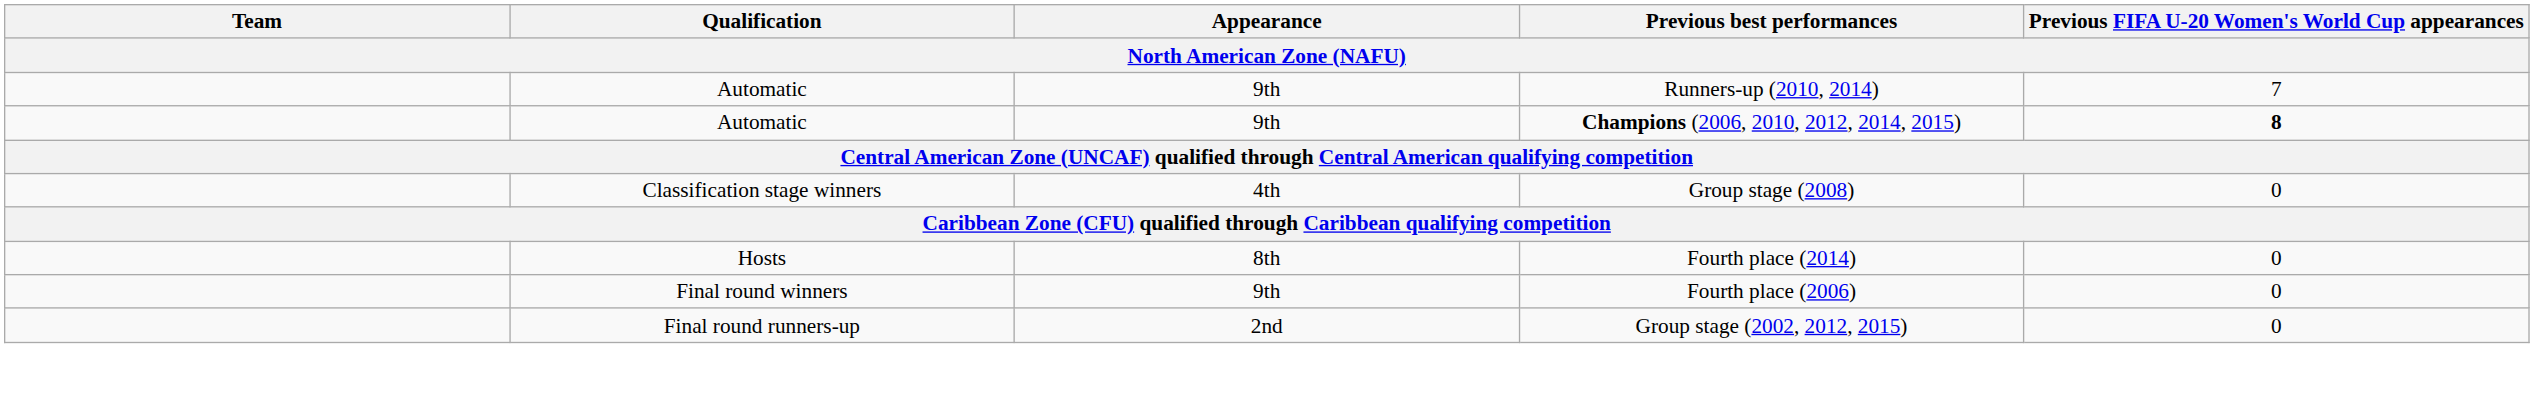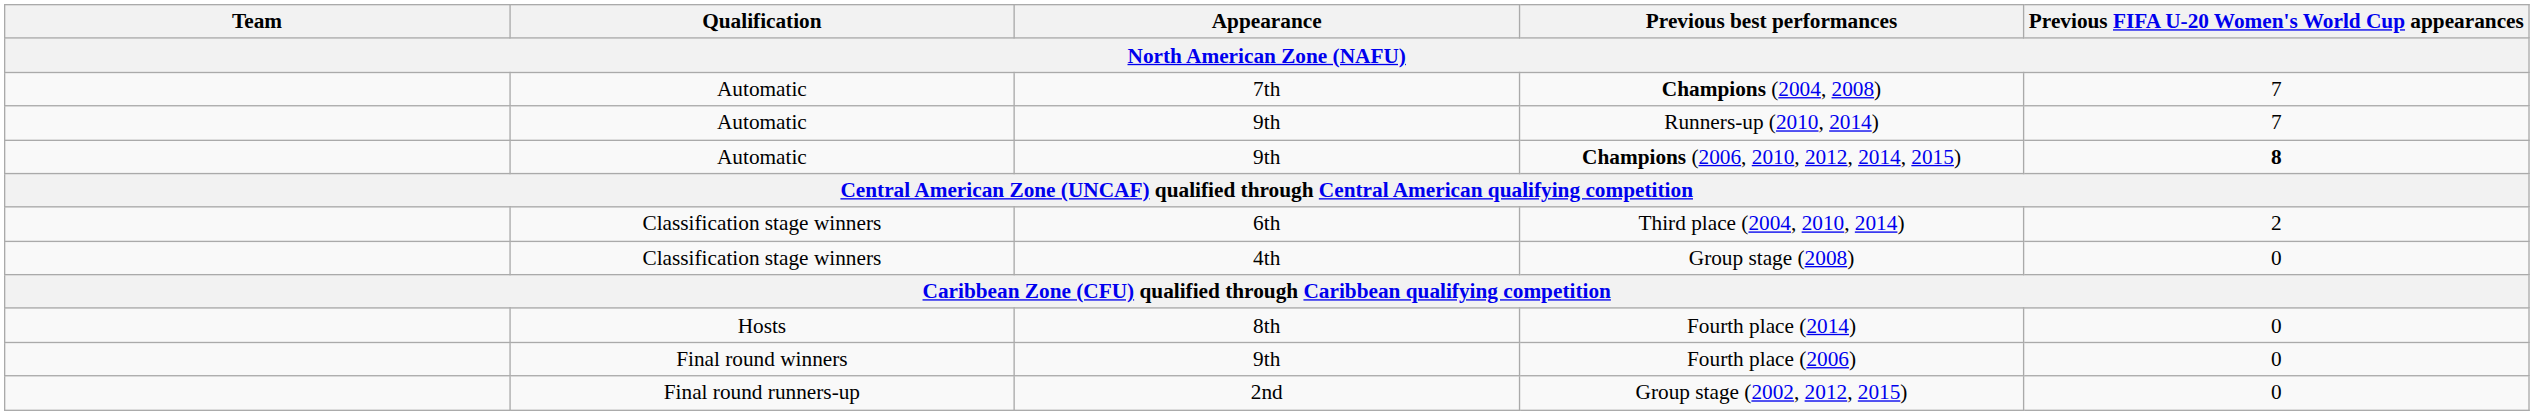+ row: (1772, 88)
+ row: (1772, 223)
